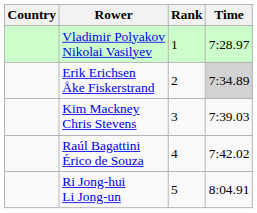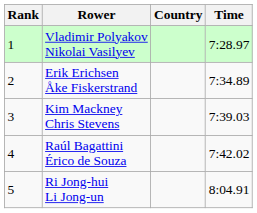columns swapped: (187, 15) <-> (32, 15)
(229, 80) lightgrey background -> (229, 80) no background
